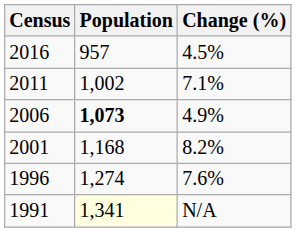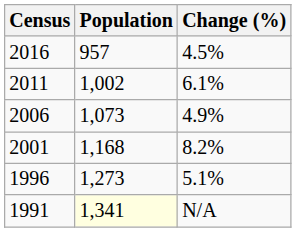(203, 83) 7.1% -> (203, 83) 6.1%
(102, 115) bold -> (102, 115) normal
(102, 178) 1,274 -> (102, 178) 1,273
(203, 178) 7.6% -> (203, 178) 5.1%
